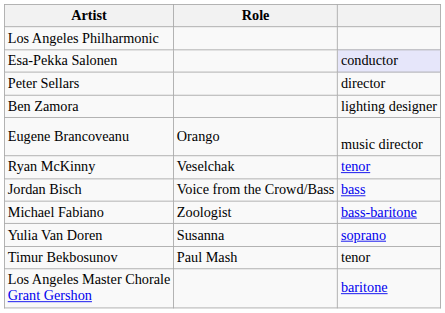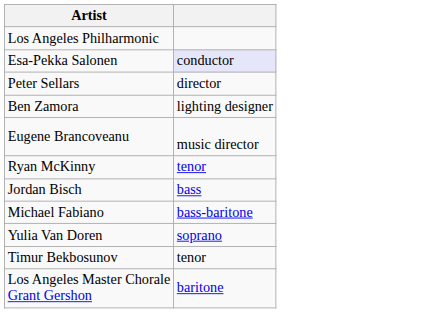- column: (256, 15)
